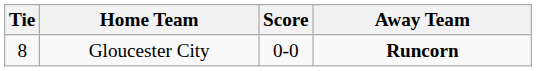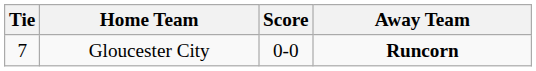(22, 50) 8 -> (22, 50) 7
